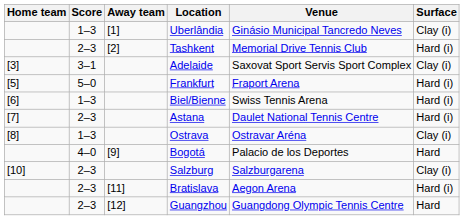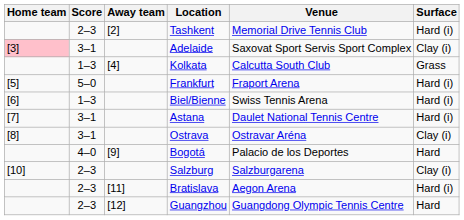- row: (197, 30)
(13, 65) no background -> (13, 48) pink background
+ row: (188, 65)
(87, 118) 2–3 -> (87, 118) 3–1
(87, 135) 1–3 -> (87, 135) 3–1
